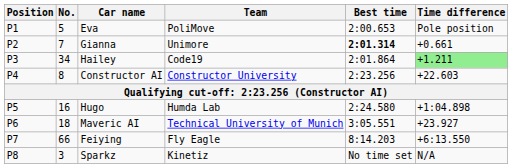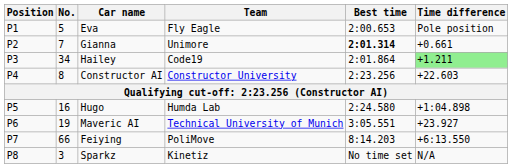(191, 28) PoliMove -> (194, 28) Fly Eagle
(64, 124) 18 -> (64, 124) 19
(194, 139) Fly Eagle -> (191, 139) PoliMove
